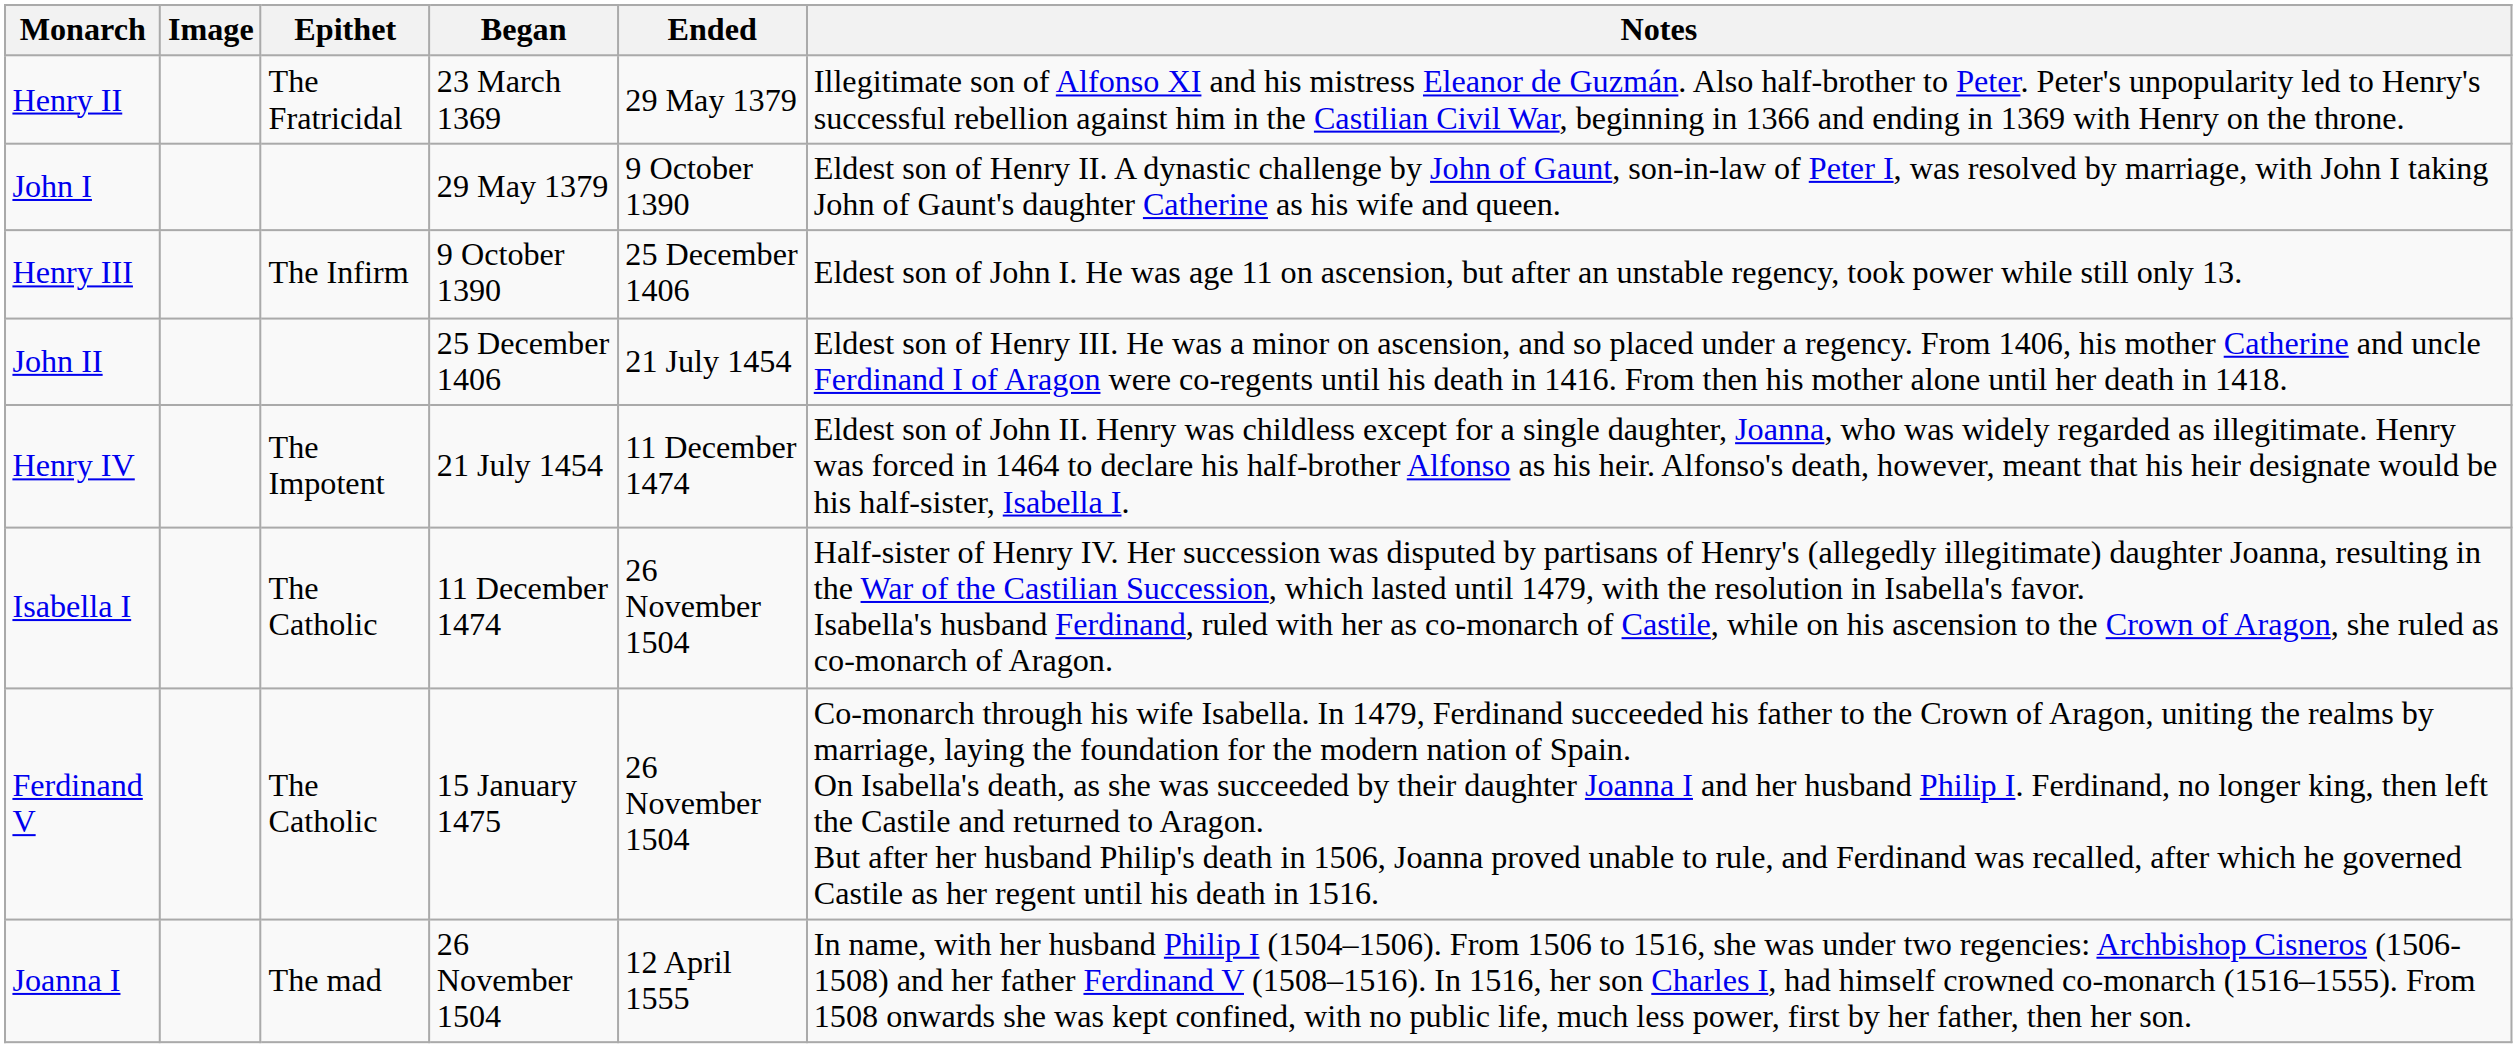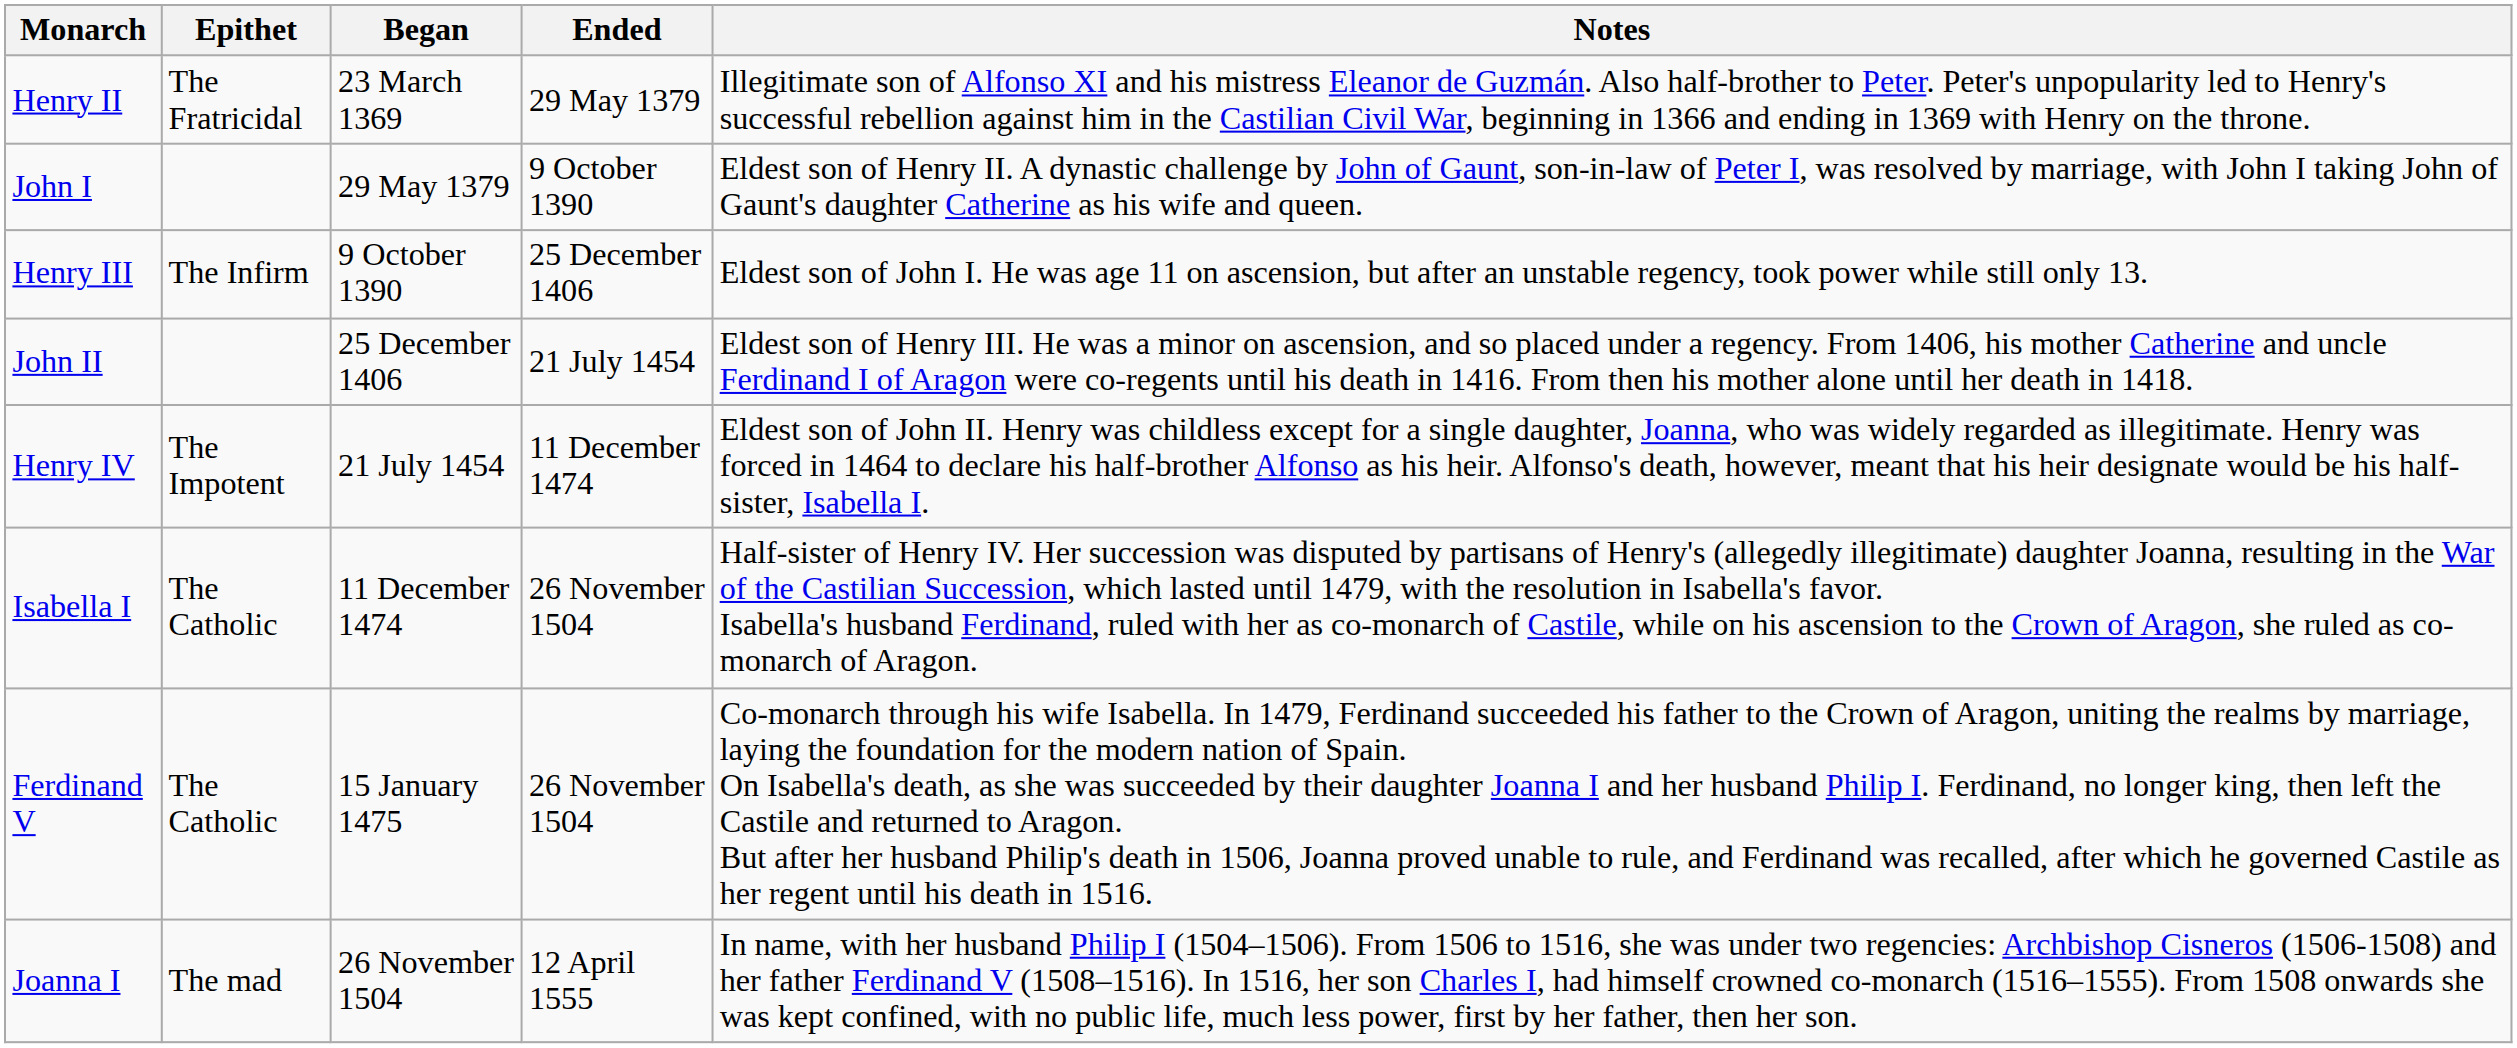- column: (211, 30)
